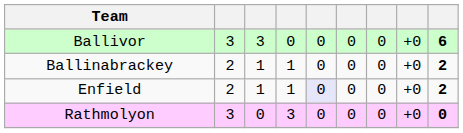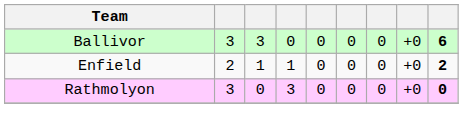- row: (110, 66)
(321, 91) lavender background -> (321, 66) no background
